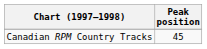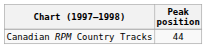(178, 37) 45 -> (178, 37) 44
